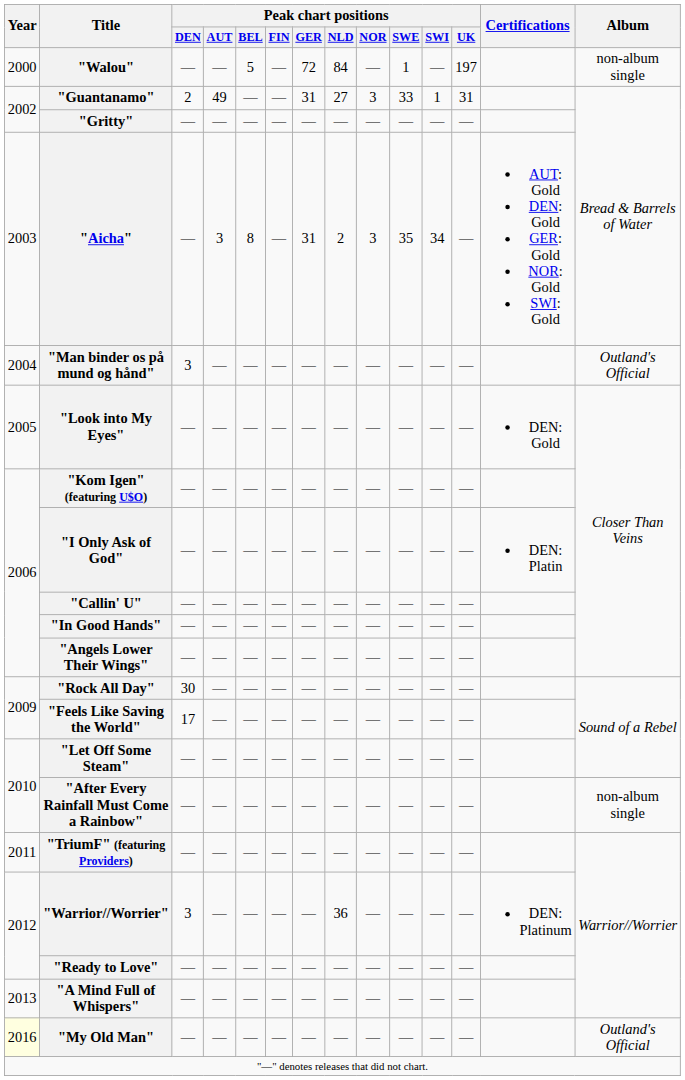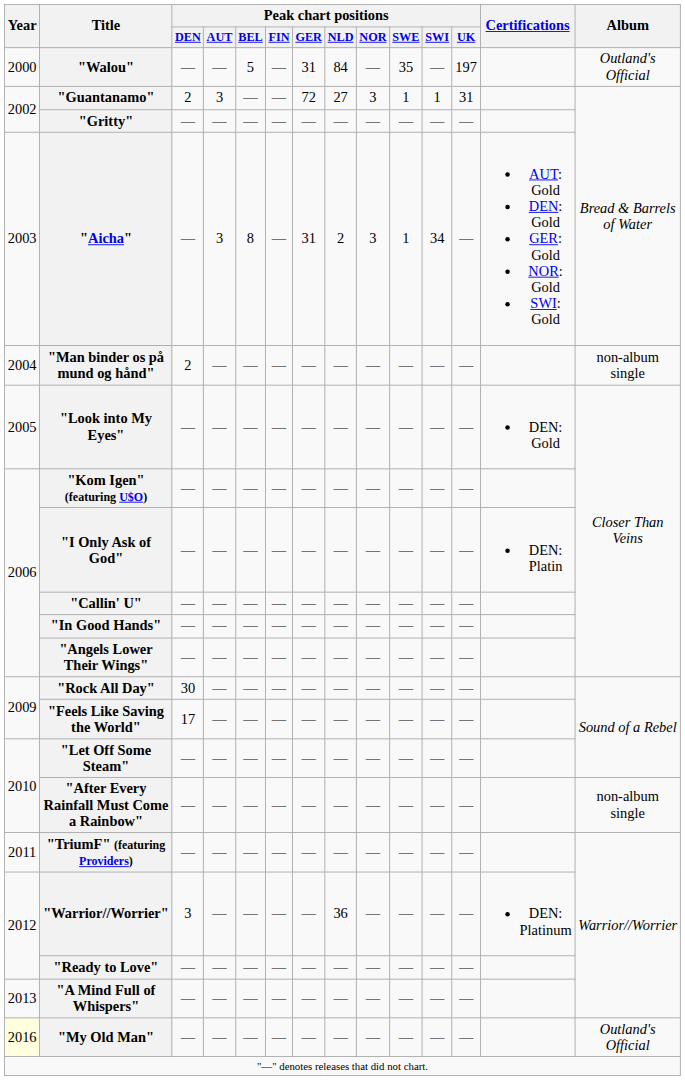(309, 67) 72 -> (309, 67) 31
(406, 67) 1 -> (406, 67) 35
(628, 67) non-album single -> (628, 67) Outland's Official
(220, 97) 49 -> (220, 97) 3
(309, 97) 31 -> (309, 97) 72
(406, 97) 33 -> (406, 97) 1
(406, 239) 35 -> (406, 239) 1
(188, 365) 3 -> (188, 365) 2
(628, 365) Outland's Official -> (628, 365) non-album single
